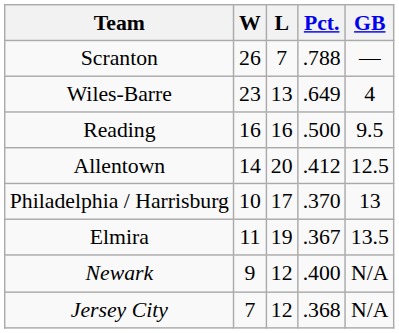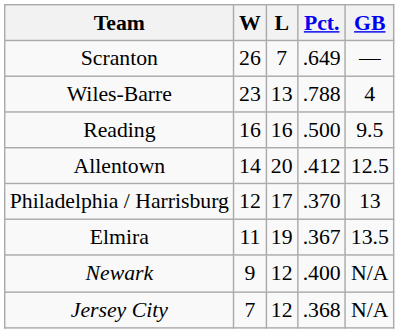(322, 58) .788 -> (322, 58) .649
(322, 94) .649 -> (322, 94) .788
(250, 201) 10 -> (250, 201) 12
